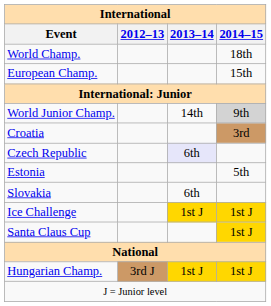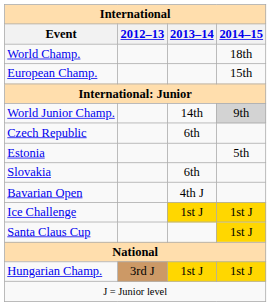- row: (26, 133)
(192, 152) lavender background -> (192, 133) no background
+ row: (45, 192)
